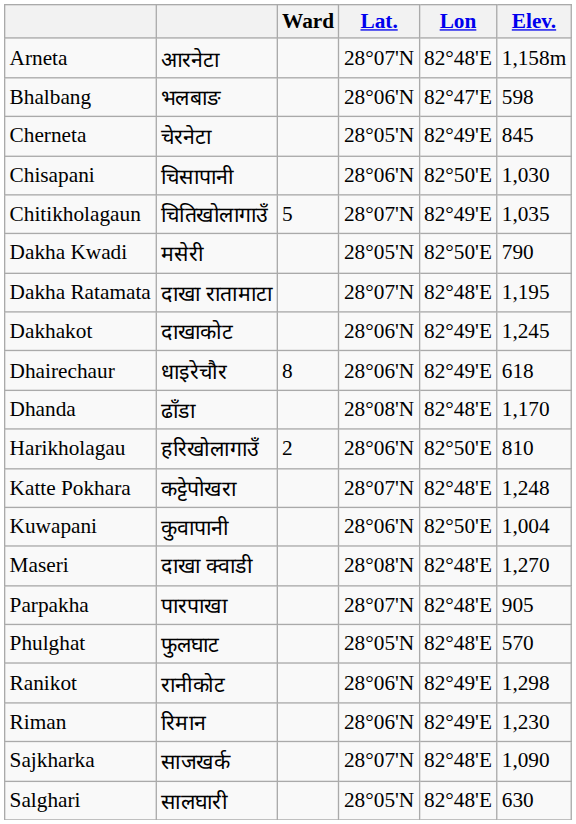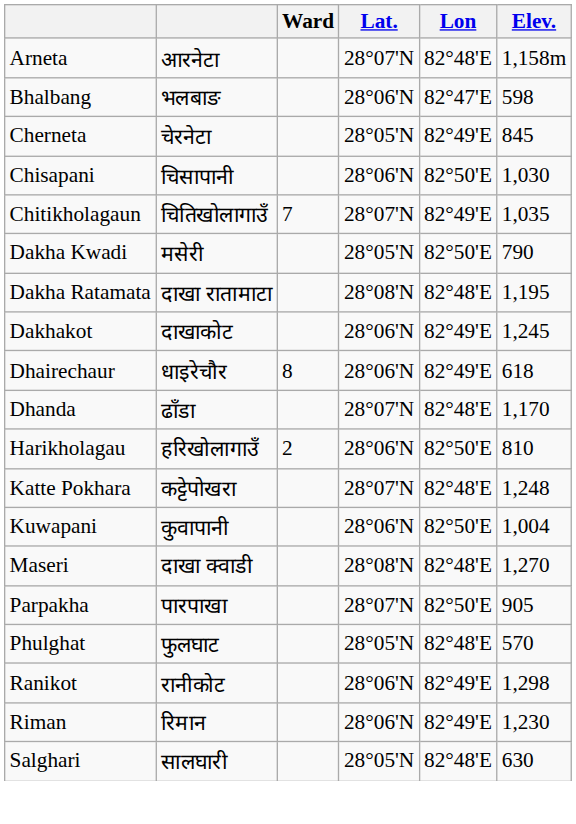(287, 214) 5 -> (287, 214) 7
(379, 292) 28°07'N -> (379, 292) 28°08'N
(379, 409) 28°08'N -> (379, 409) 28°07'N
(458, 604) 82°48'E -> (458, 604) 82°50'E
- row: (52, 761)
